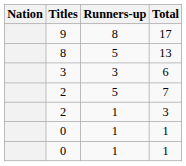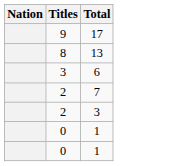- column: (115, 14)
